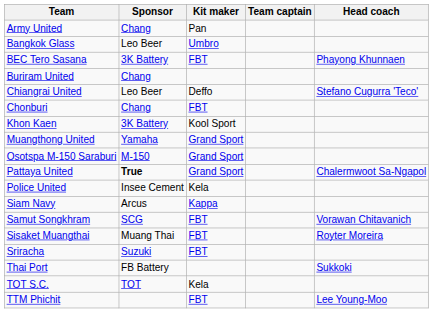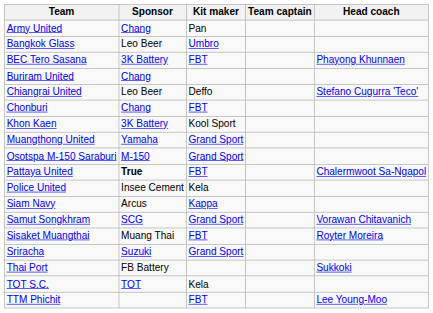(216, 172) Grand Sport -> (198, 172) FBT
(198, 220) FBT -> (216, 220) Grand Sport
(198, 252) FBT -> (216, 252) Grand Sport
